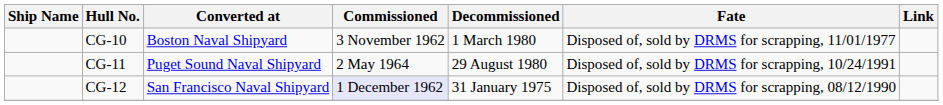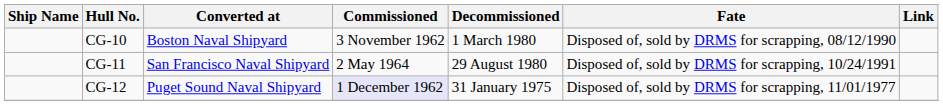(731, 40) Disposed of, sold by DRMS for scrapping, 11/01/1977 -> (731, 40) Disposed of, sold by DRMS for scrapping, 08/12/1990
(234, 64) Puget Sound Naval Shipyard -> (238, 64) San Francisco Naval Shipyard
(238, 87) San Francisco Naval Shipyard -> (234, 87) Puget Sound Naval Shipyard
(731, 87) Disposed of, sold by DRMS for scrapping, 08/12/1990 -> (731, 87) Disposed of, sold by DRMS for scrapping, 11/01/1977
